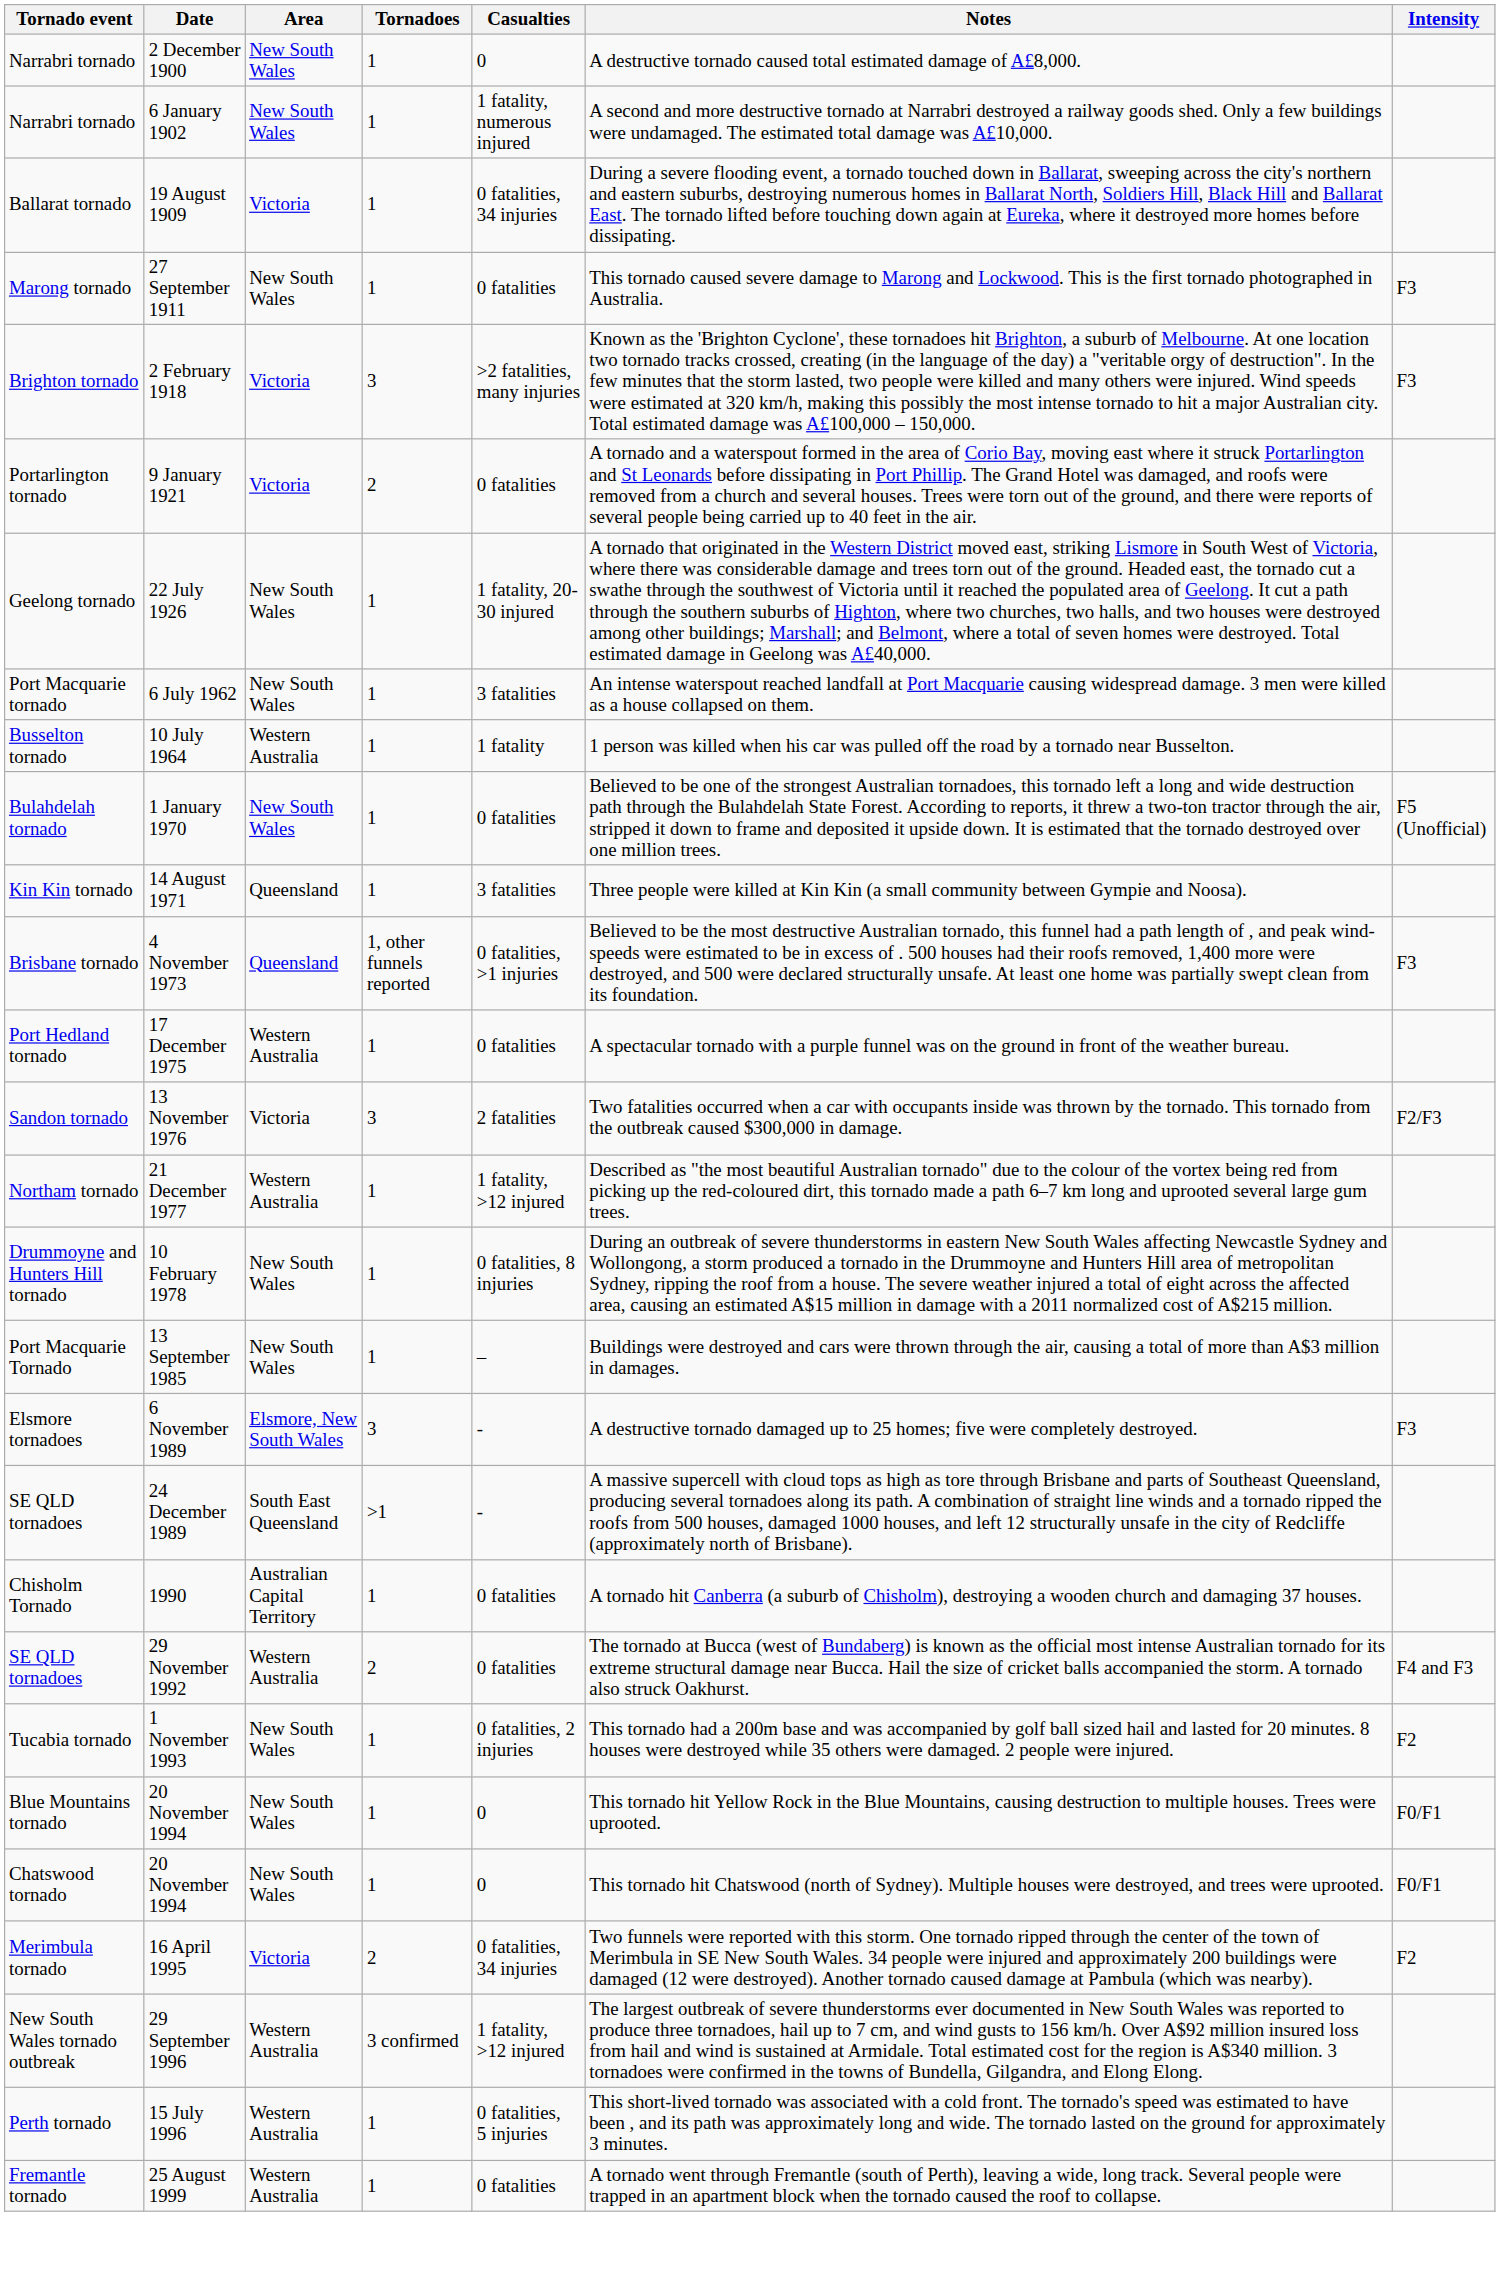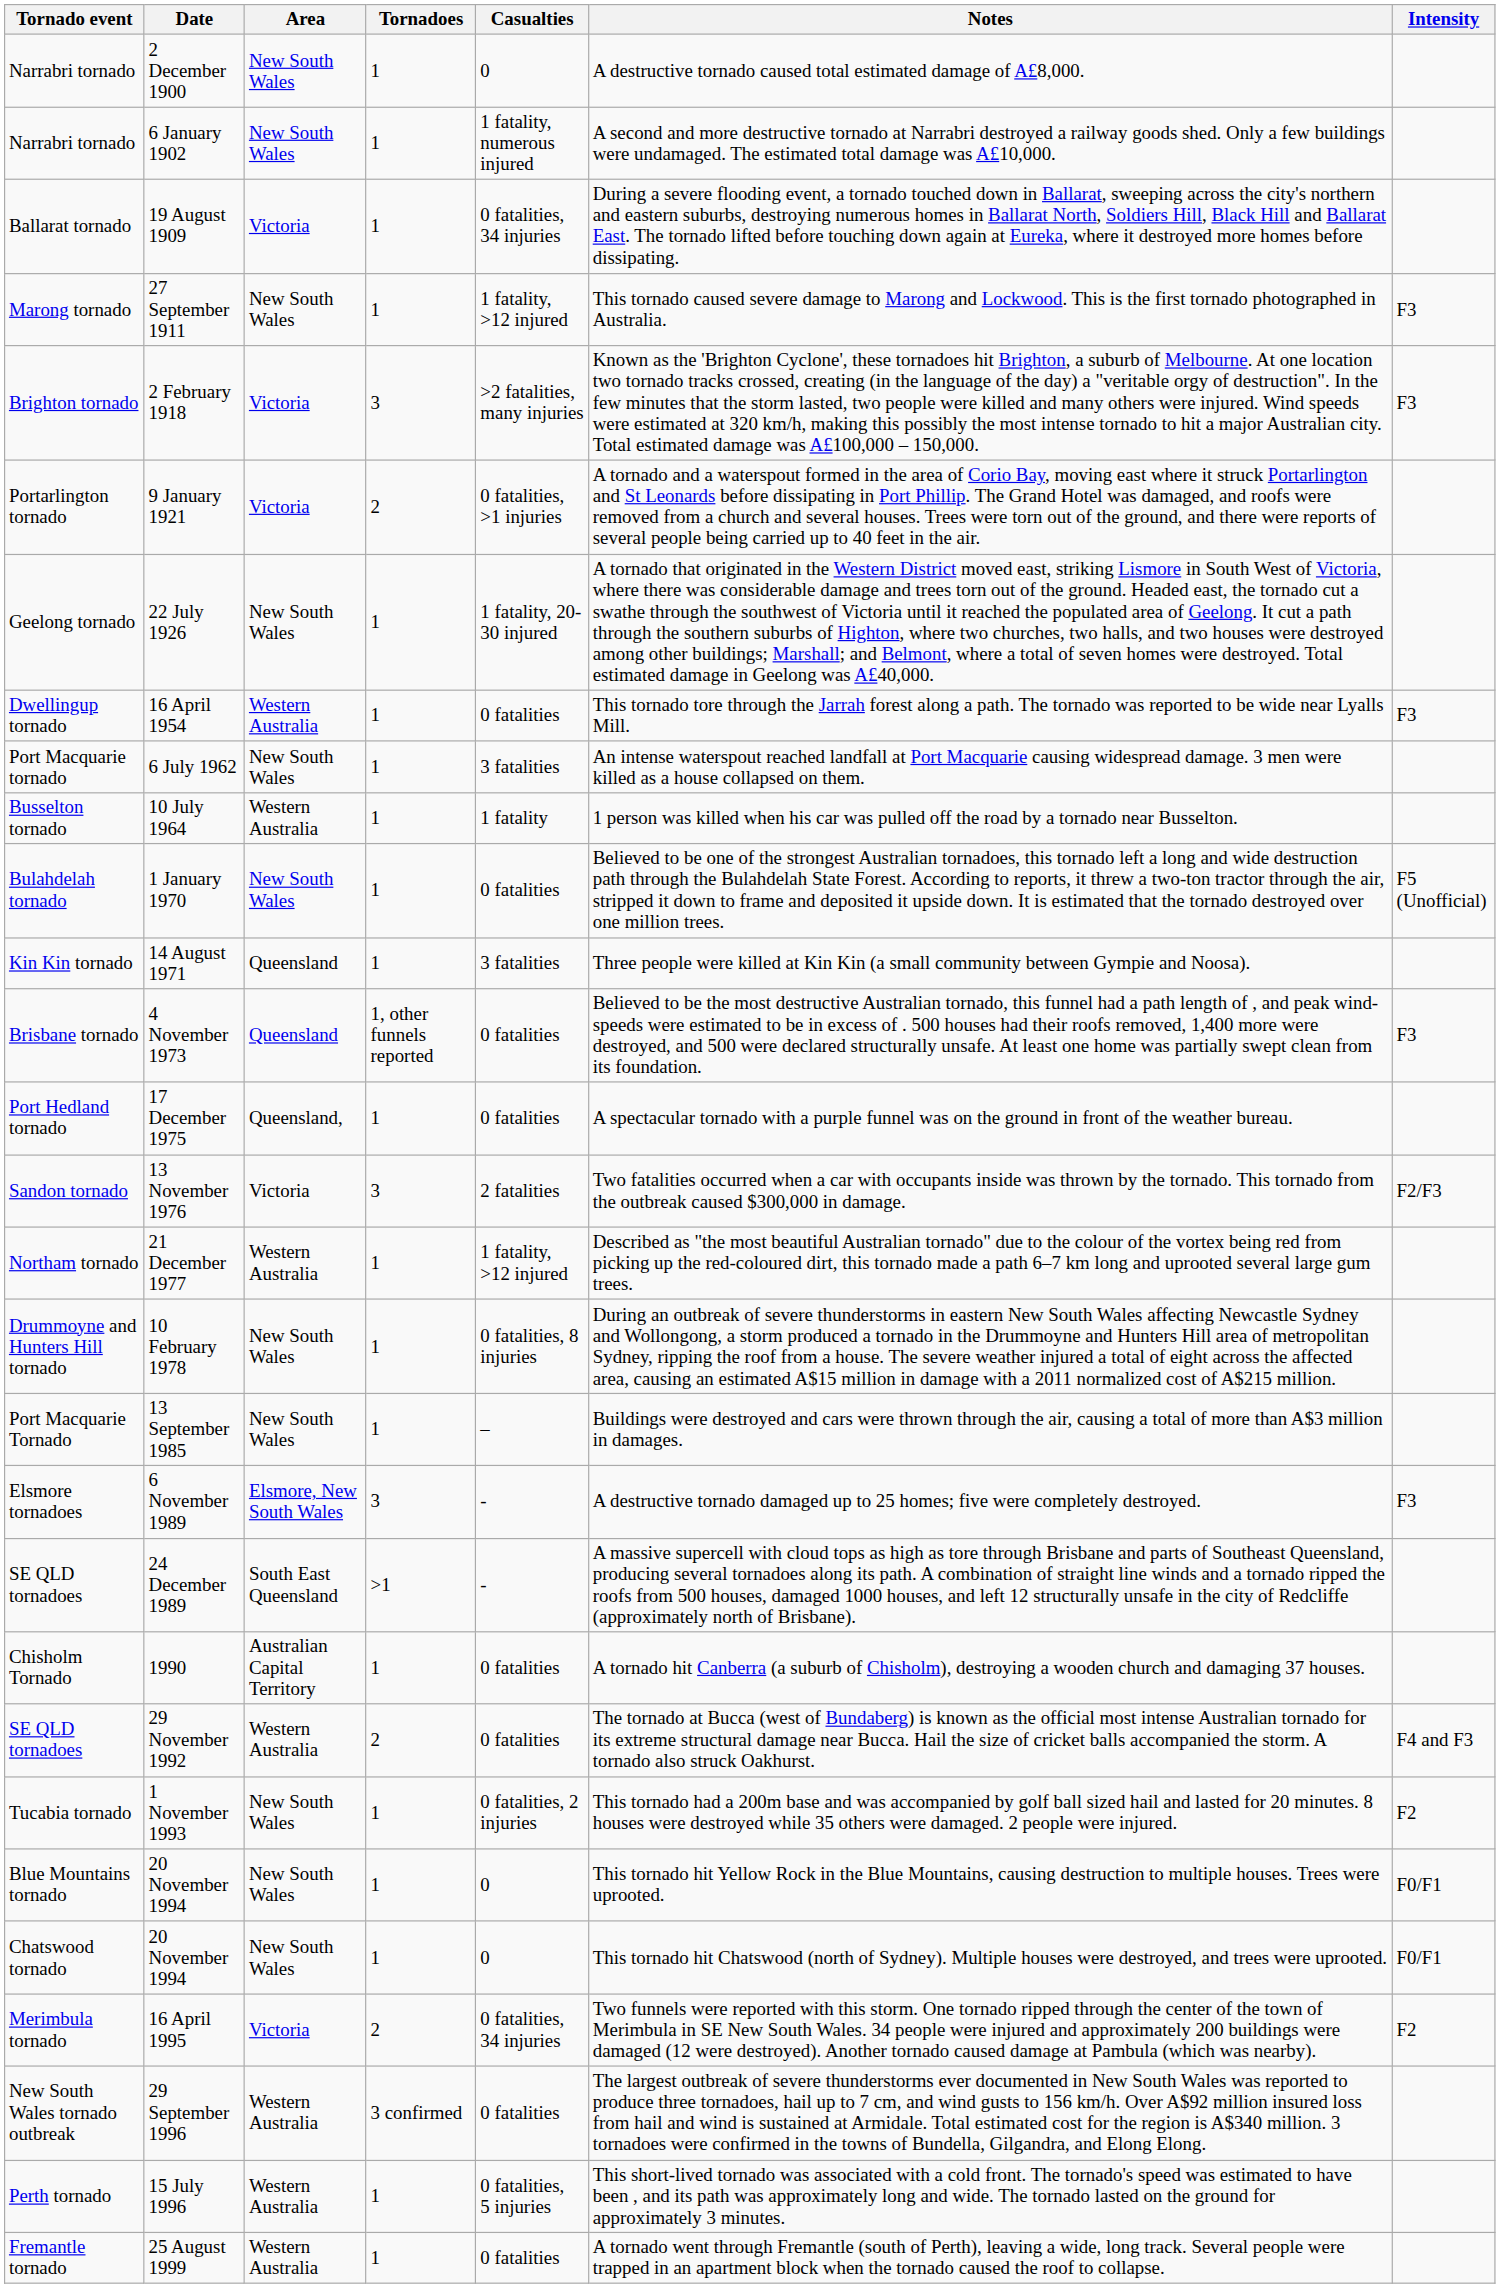(516, 287) 0 fatalities -> (524, 309) 1 fatality, >12 injured
(516, 485) 0 fatalities -> (522, 507) 0 fatalities, >1 injuries
+ row: (54, 715)
(519, 962) 0 fatalities, >1 injuries -> (520, 1035) 0 fatalities
(284, 1045) Western Australia -> (296, 1118) Queensland,
(521, 2040) 1 fatality, >12 injured -> (520, 2112) 0 fatalities
